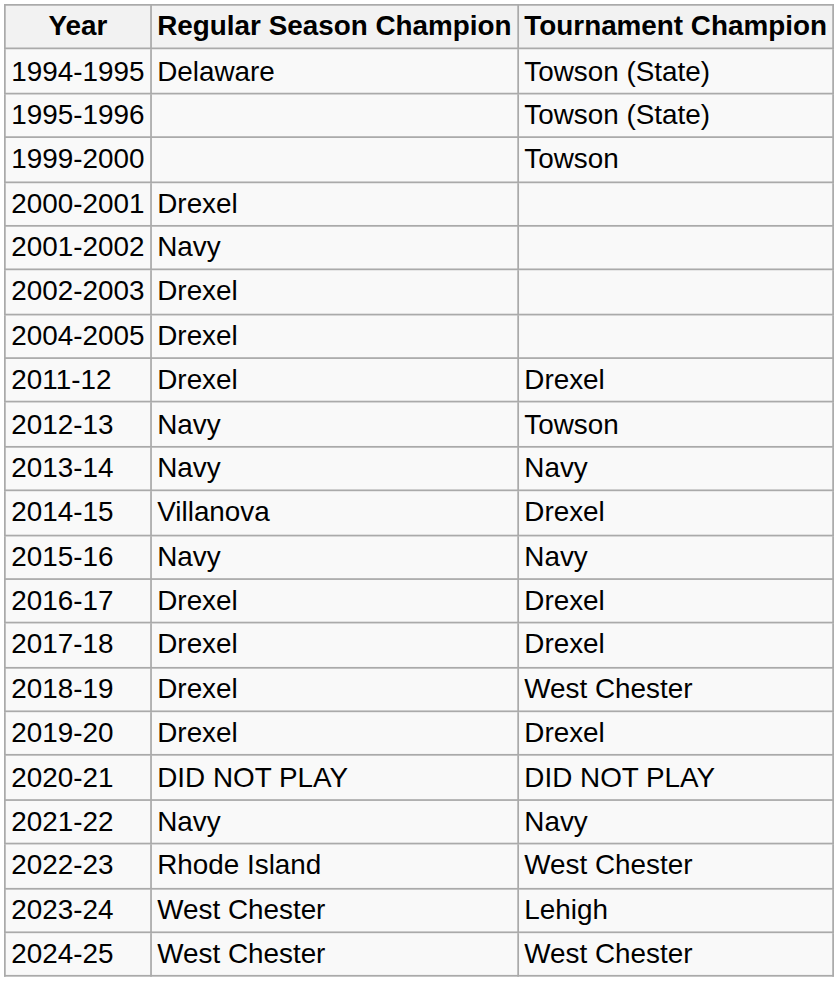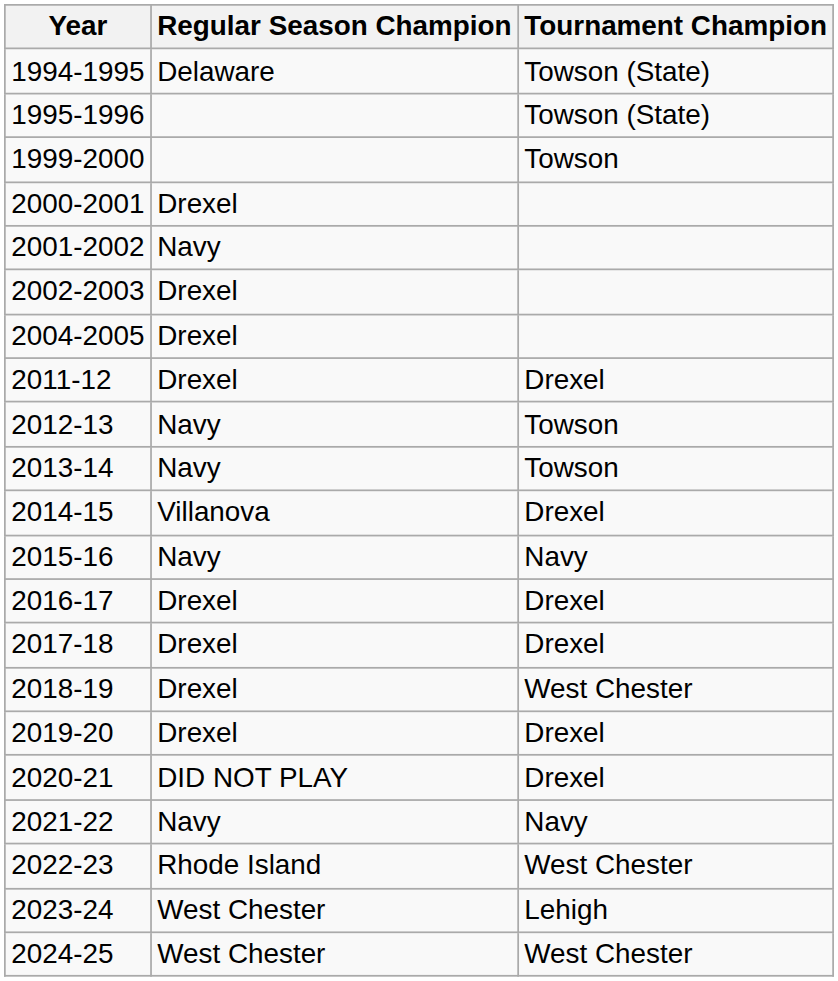(556, 468) Navy -> (572, 468) Towson
(620, 777) DID NOT PLAY -> (565, 777) Drexel
